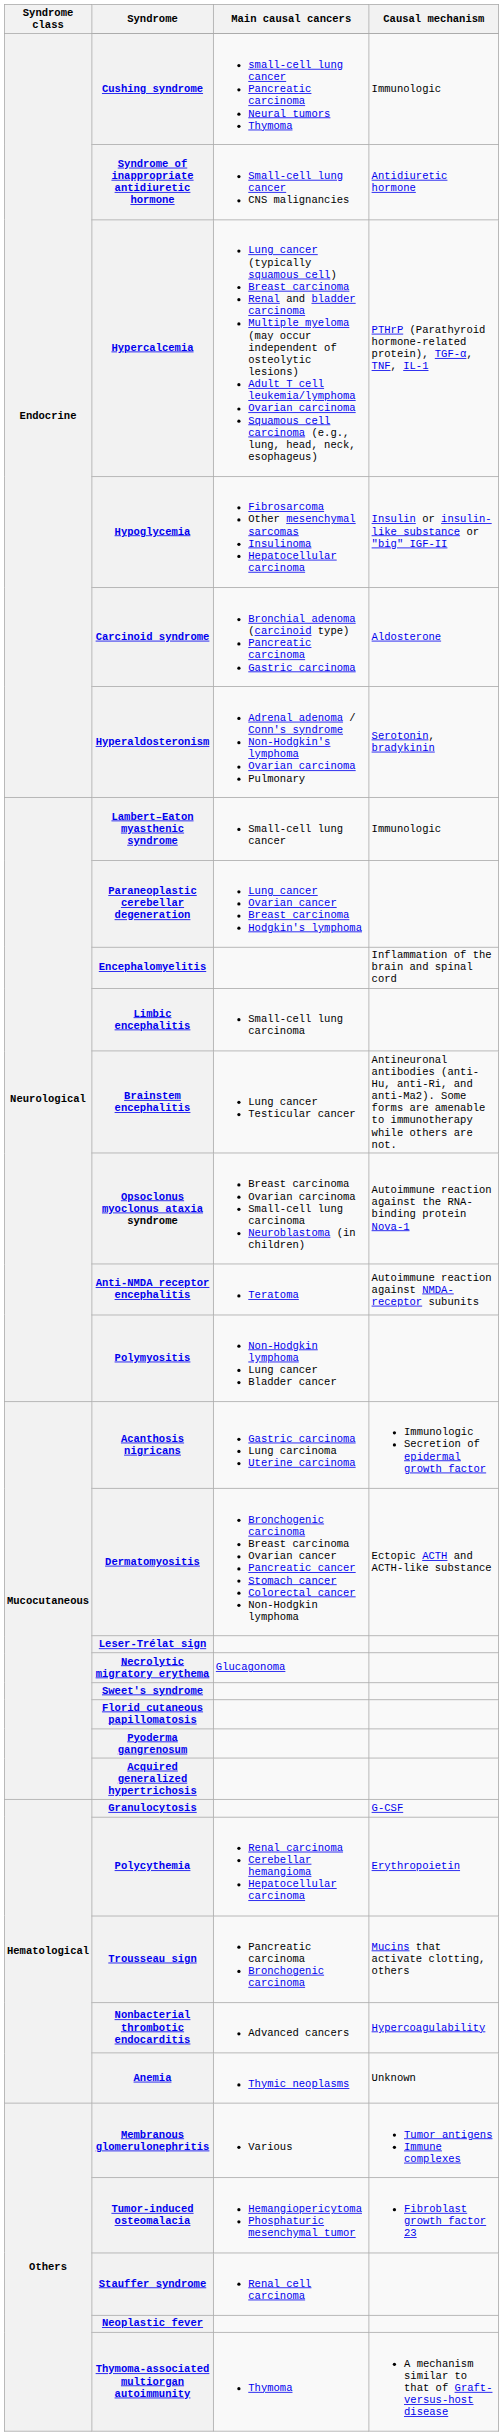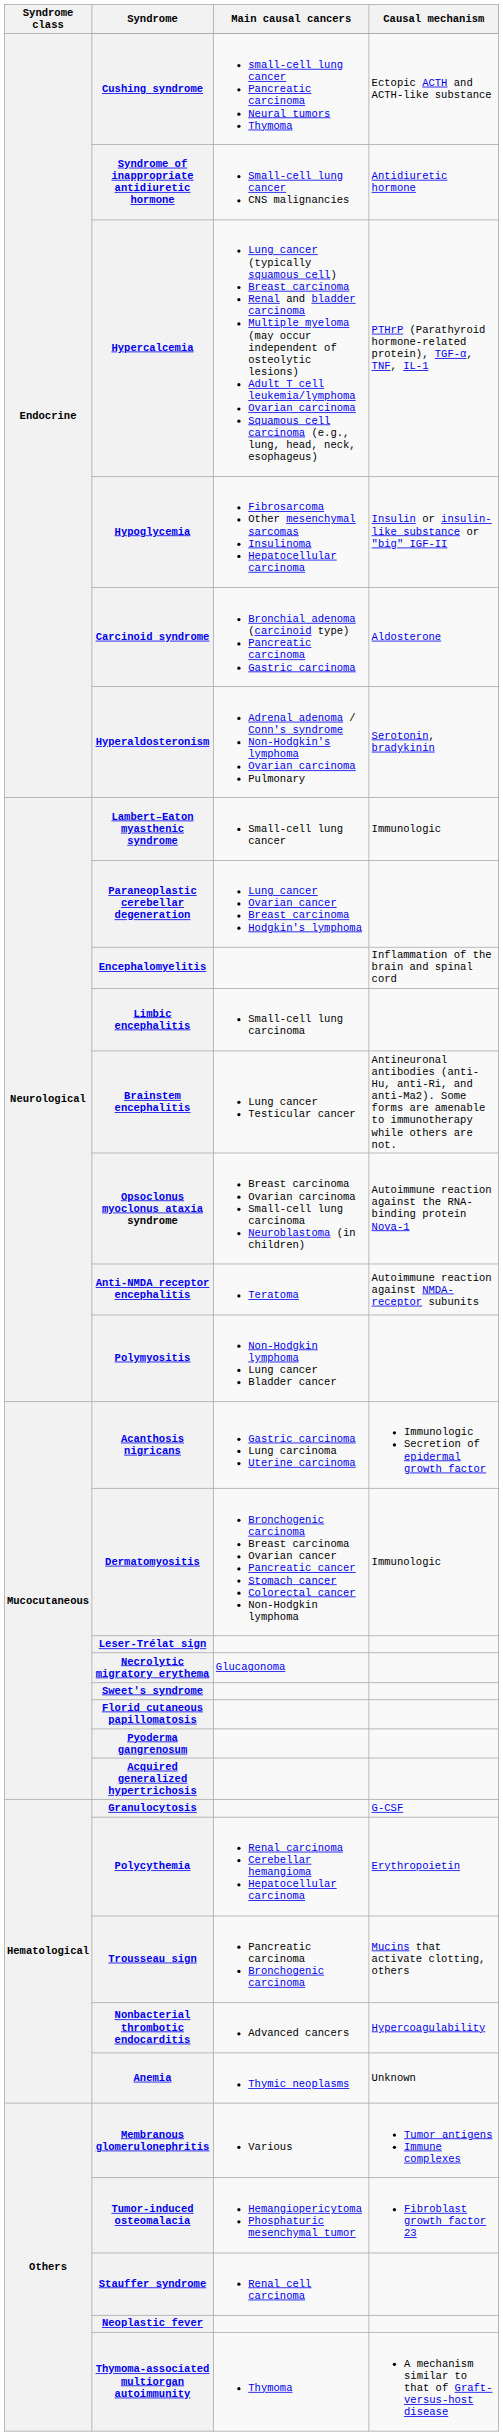(406, 89) Immunologic -> (432, 89) Ectopic ACTH and ACTH-like substance
(432, 1562) Ectopic ACTH and ACTH-like substance -> (406, 1562) Immunologic
